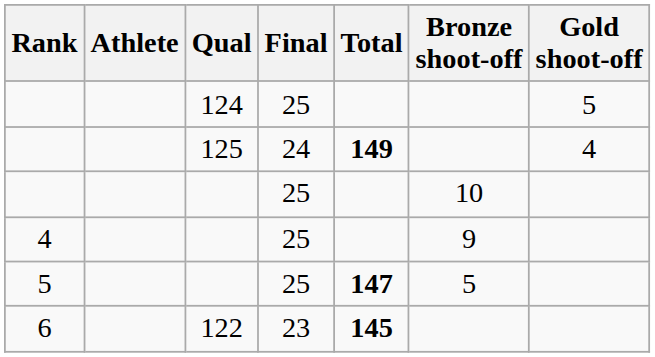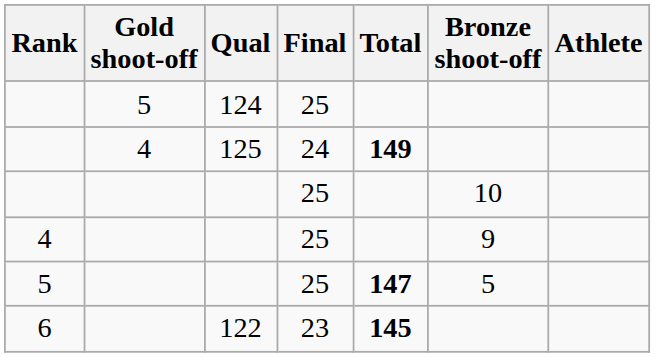columns swapped: (135, 42) <-> (589, 42)
